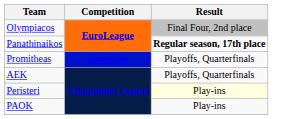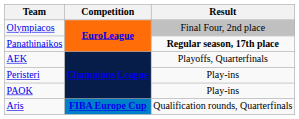- row: (29, 59)
(209, 91) lightyellow background -> (223, 75) no background
+ row: (15, 106)
